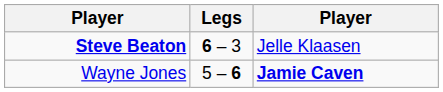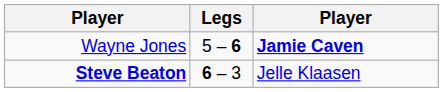rows swapped: (134, 73) <-> (131, 45)
